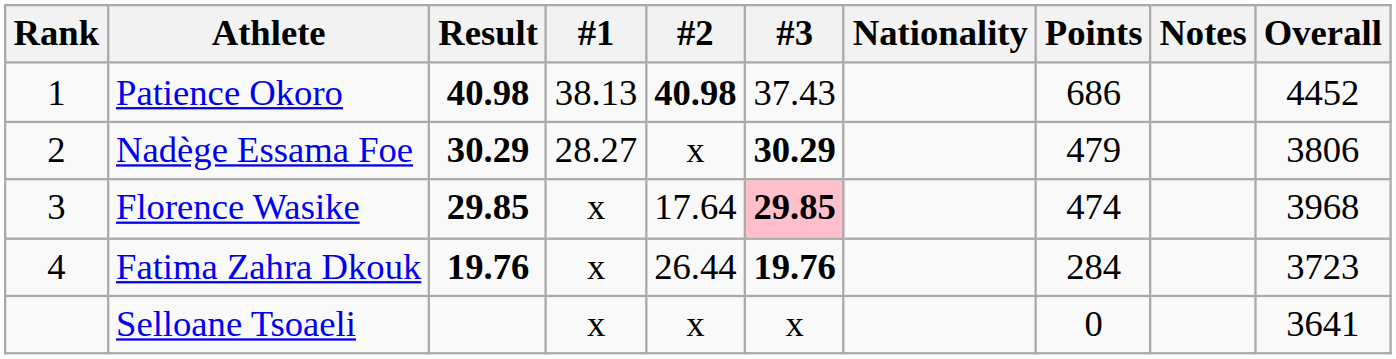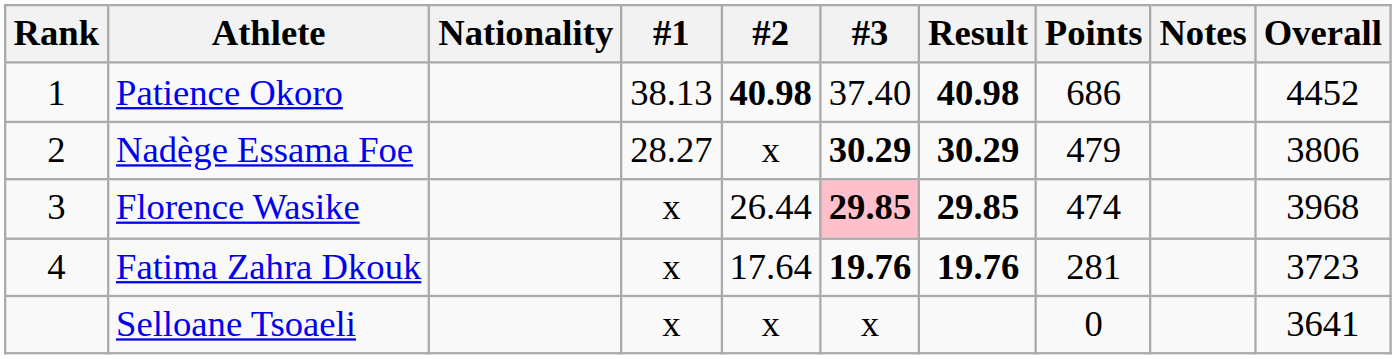columns swapped: (940, 33) <-> (488, 33)
(795, 91) 37.43 -> (870, 91) 37.40
(695, 207) 17.64 -> (771, 207) 26.44
(695, 265) 26.44 -> (771, 265) 17.64
(1094, 265) 284 -> (1094, 265) 281
